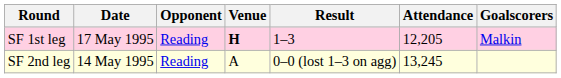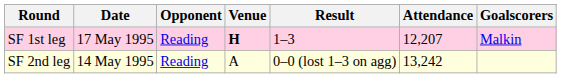(423, 38) 12,205 -> (423, 38) 12,207
(423, 61) 13,245 -> (423, 61) 13,242
